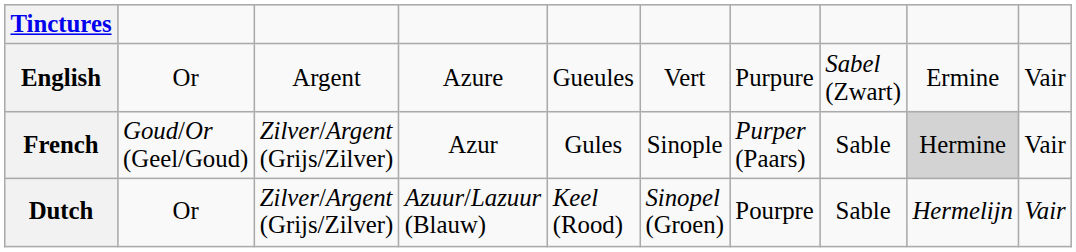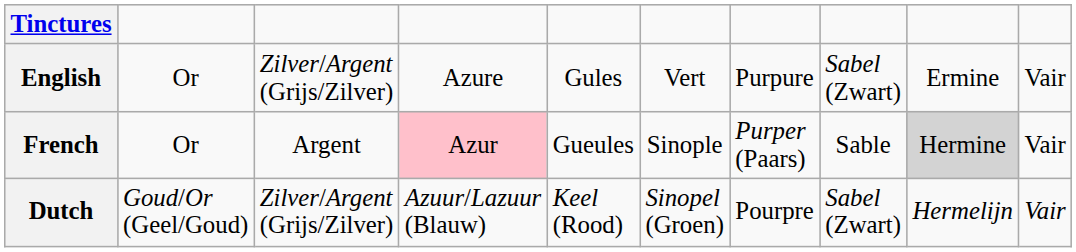(327, 77) Argent -> (327, 77) Zilver/Argent (Grijs/Zilver)
(593, 77) Gueules -> (593, 77) Gules
(186, 144) Goud/Or (Geel/Goud) -> (186, 144) Or
(327, 144) Zilver/Argent (Grijs/Zilver) -> (327, 144) Argent
(473, 144) no background -> (473, 144) pink background
(593, 144) Gules -> (593, 144) Gueules
(186, 211) Or -> (186, 211) Goud/Or (Geel/Goud)
(863, 211) Sable -> (863, 211) Sabel (Zwart)
